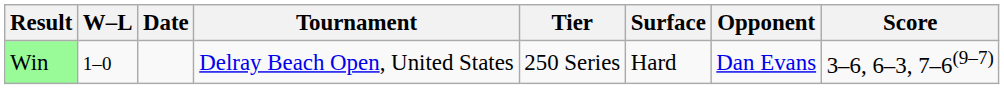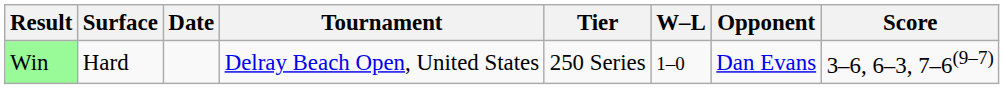columns swapped: (108, 22) <-> (668, 22)
